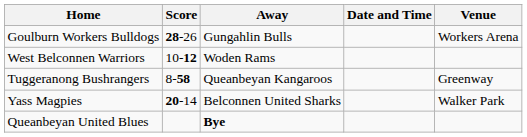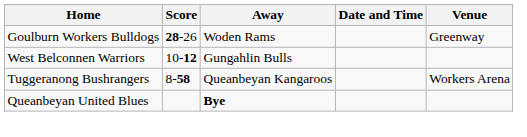(248, 36) Gungahlin Bulls -> (239, 36) Woden Rams
(478, 36) Workers Arena -> (457, 36) Greenway
(239, 57) Woden Rams -> (248, 57) Gungahlin Bulls
(466, 79) Greenway -> (470, 79) Workers Arena
- row: (45, 100)
